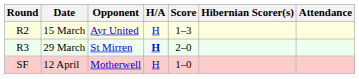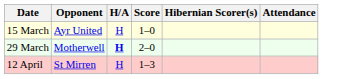- column: (23, 13)
(183, 30) 1–3 -> (147, 30) 1–0
(111, 47) St Mirren -> (79, 47) Motherwell
(116, 64) Motherwell -> (75, 64) St Mirren
(183, 64) 1–0 -> (147, 64) 1–3
